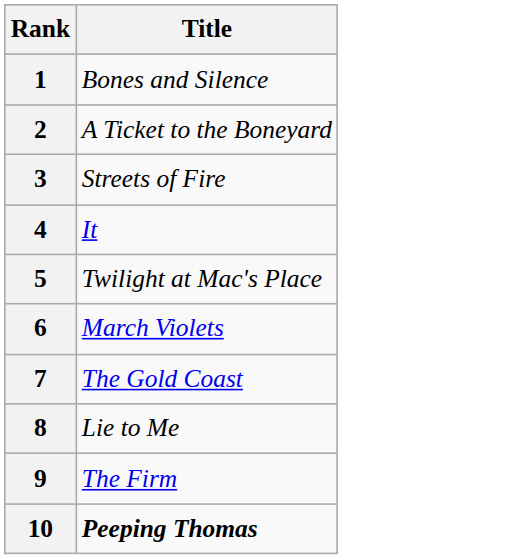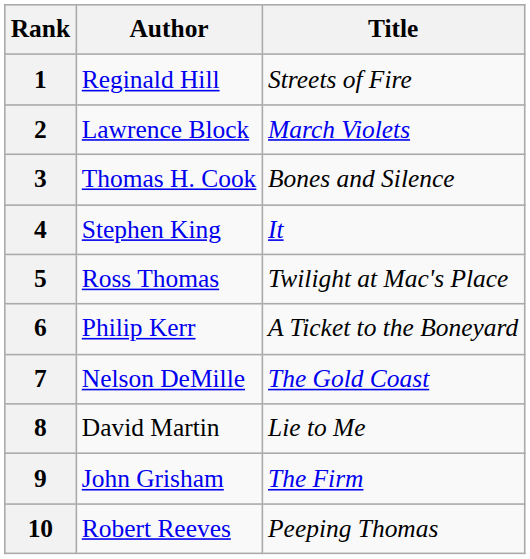+ column: (169, 29)
(175, 79) Bones and Silence -> (340, 79) Streets of Fire
(207, 129) A Ticket to the Boneyard -> (339, 129) March Violets
(154, 179) Streets of Fire -> (361, 179) Bones and Silence
(153, 328) March Violets -> (393, 328) A Ticket to the Boneyard
(170, 528) bold -> (353, 528) normal
